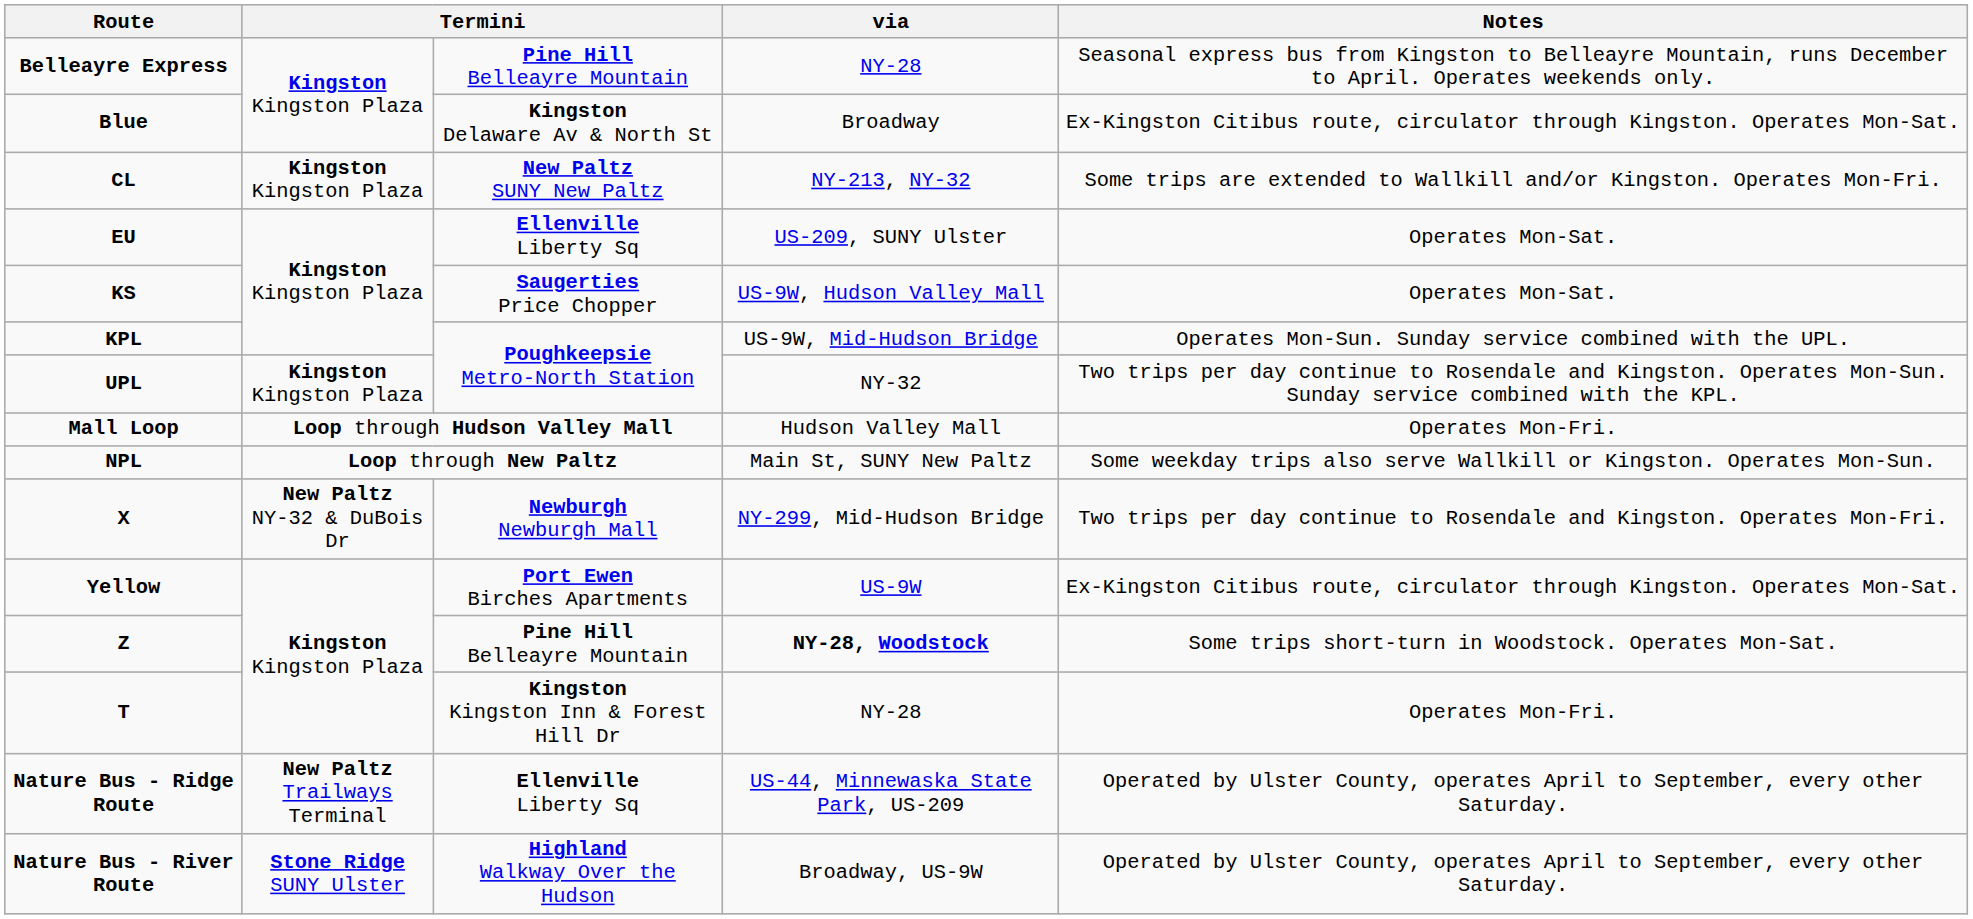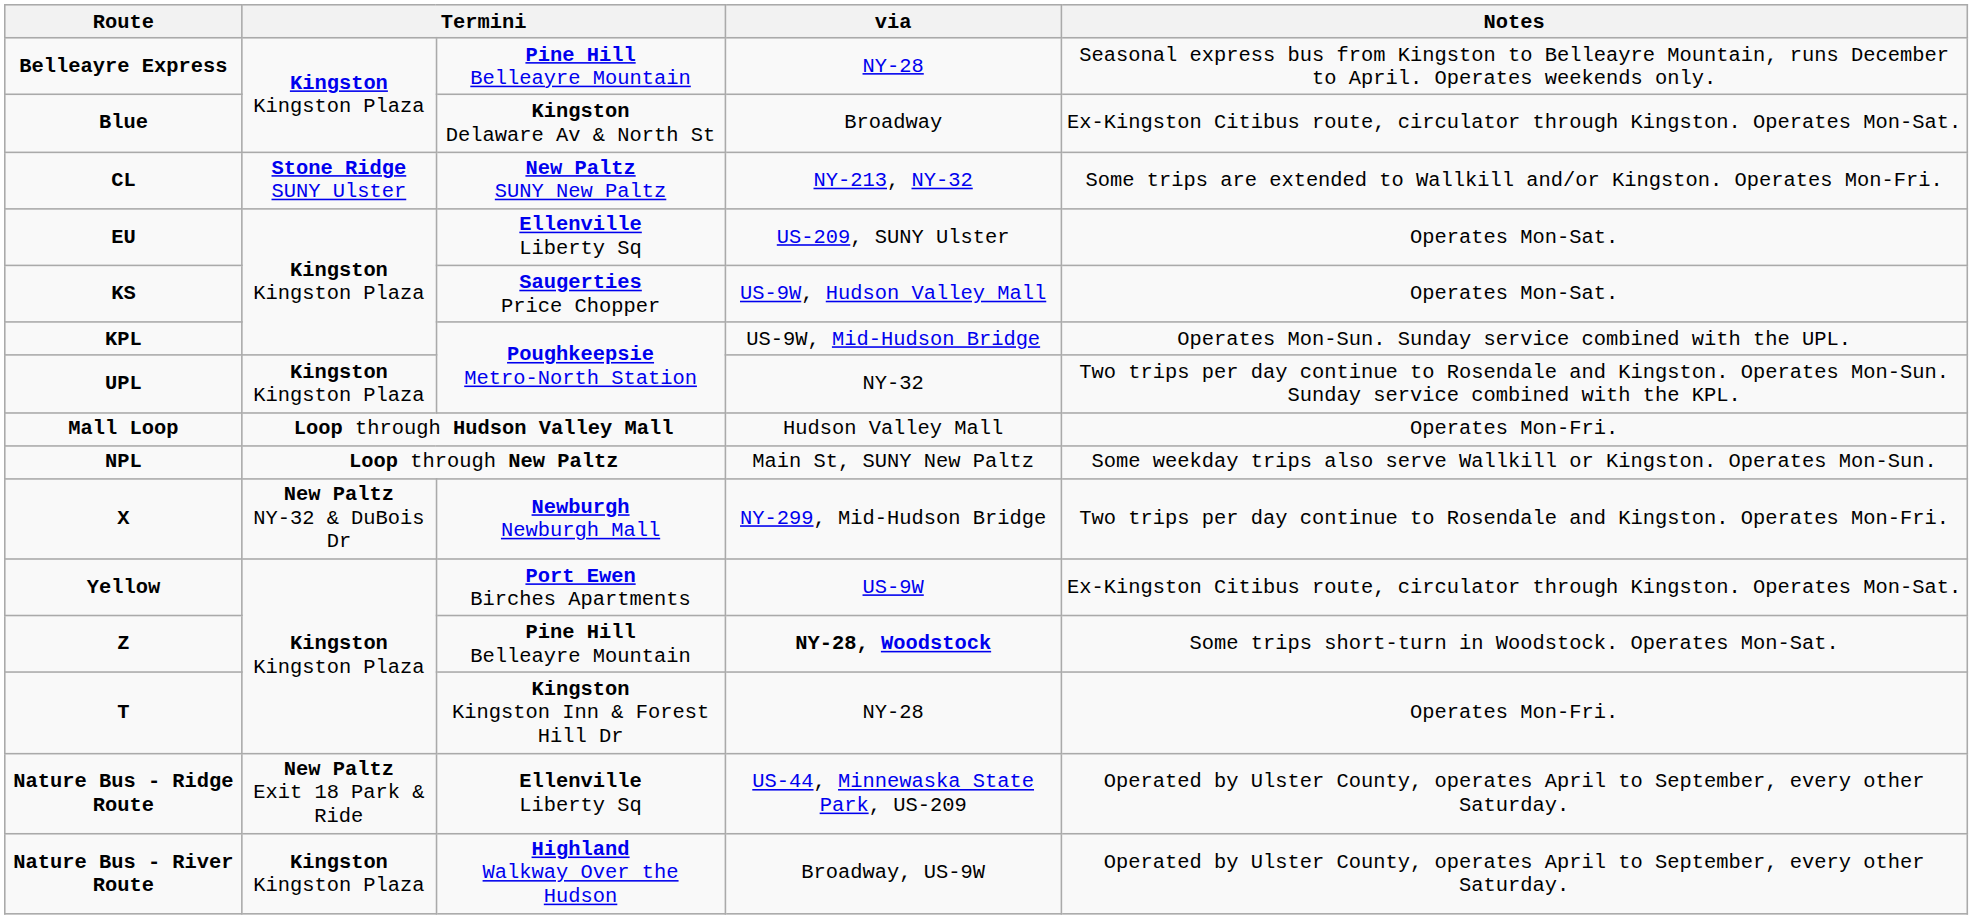(338, 180) Kingston Kingston Plaza -> (339, 180) Stone Ridge SUNY Ulster
(338, 793) New Paltz Trailways Terminal -> (339, 793) New Paltz Exit 18 Park & Ride
(338, 874) Stone Ridge SUNY Ulster -> (339, 874) Kingston Kingston Plaza
